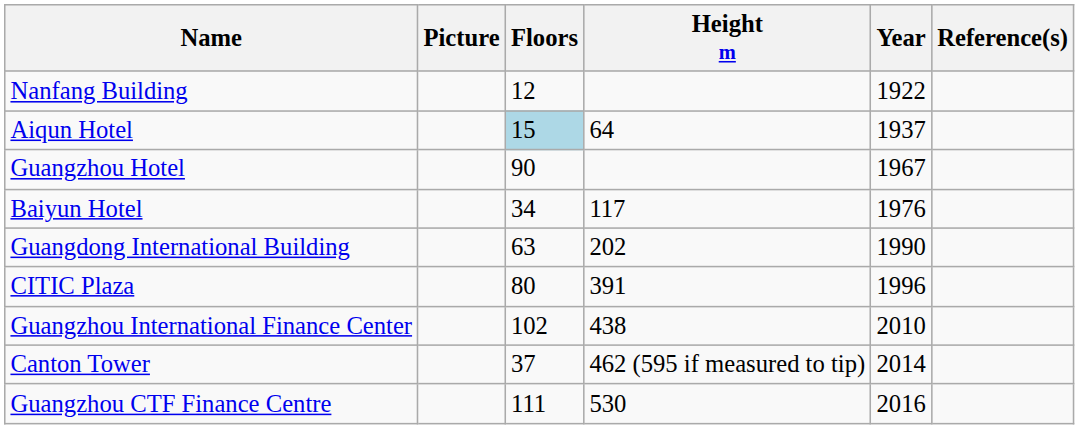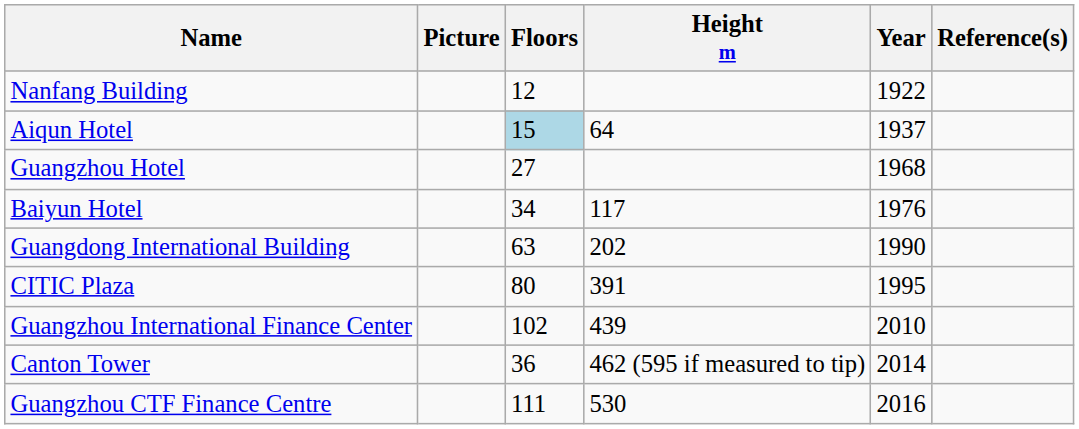(523, 168) 90 -> (523, 168) 27
(901, 168) 1967 -> (901, 168) 1968
(901, 286) 1996 -> (901, 286) 1995
(608, 325) 438 -> (608, 325) 439
(523, 364) 37 -> (523, 364) 36
